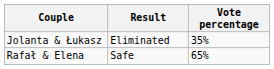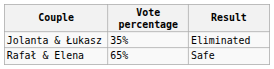columns swapped: (229, 18) <-> (148, 18)
